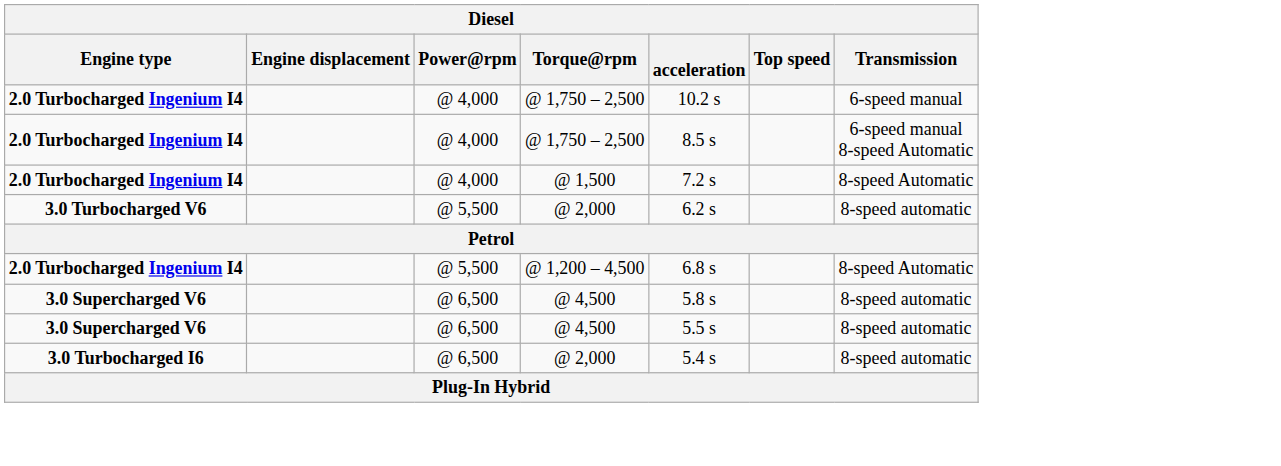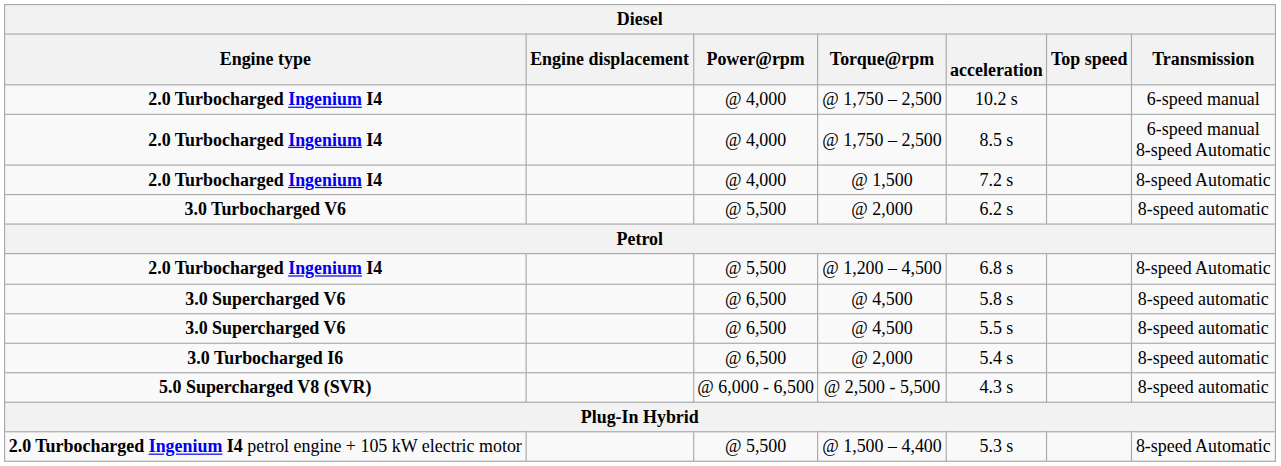+ row: (265, 387)
+ row: (265, 446)
